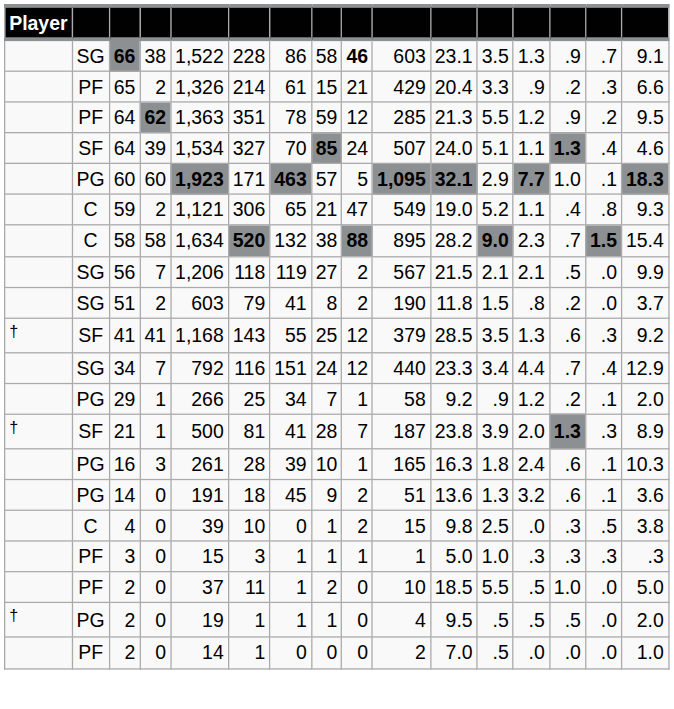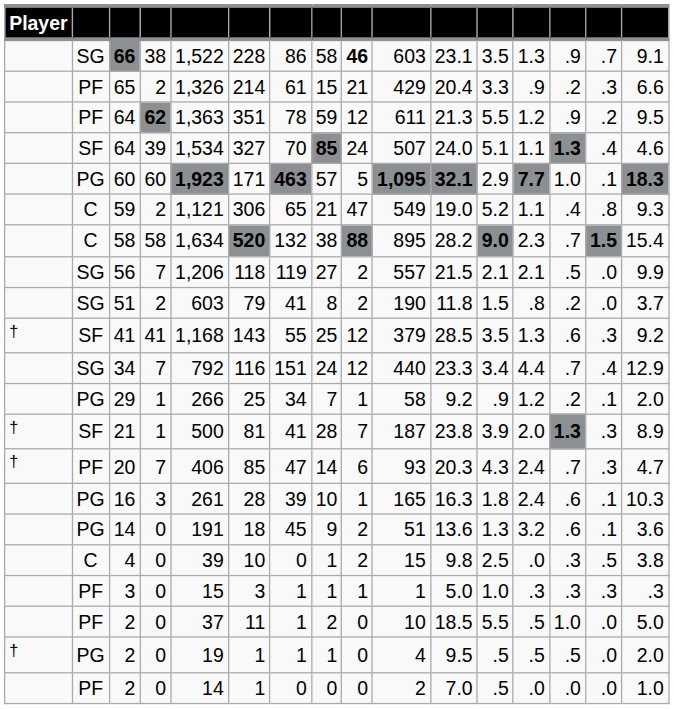(410, 118) 285 -> (410, 118) 611
(410, 272) 567 -> (410, 272) 557
+ row: (91, 466)
